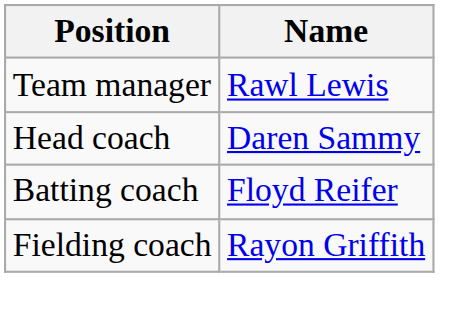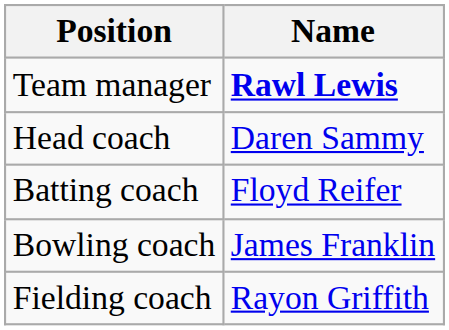(308, 84) normal -> (314, 84) bold
+ row: (114, 244)
